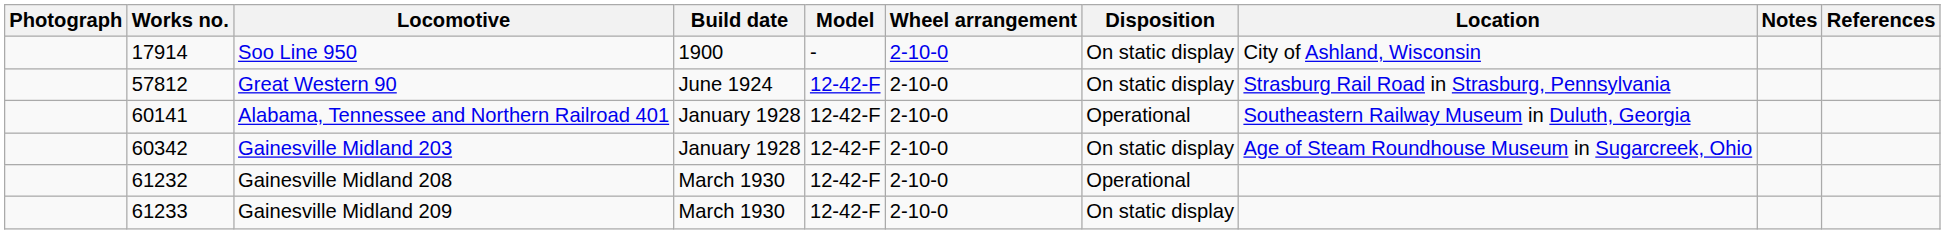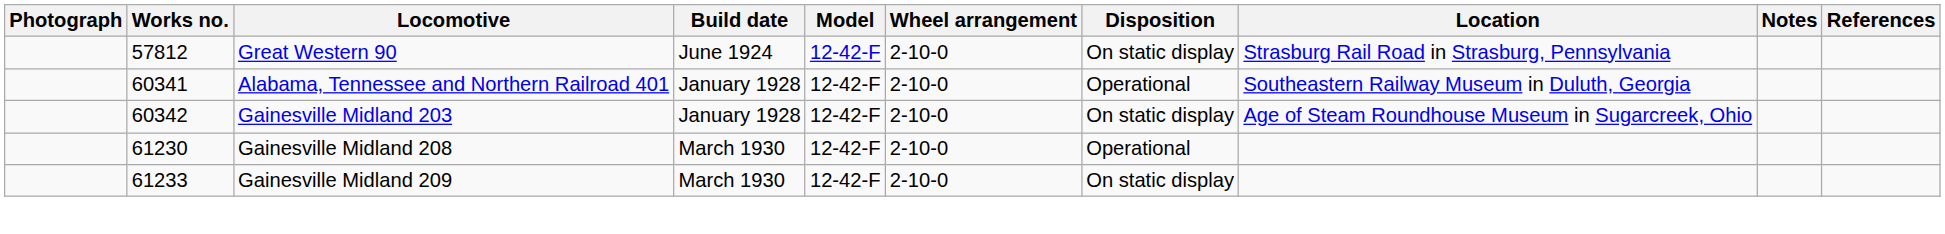- row: (297, 52)
(160, 116) 60141 -> (160, 84) 60341
(160, 180) 61232 -> (160, 148) 61230
